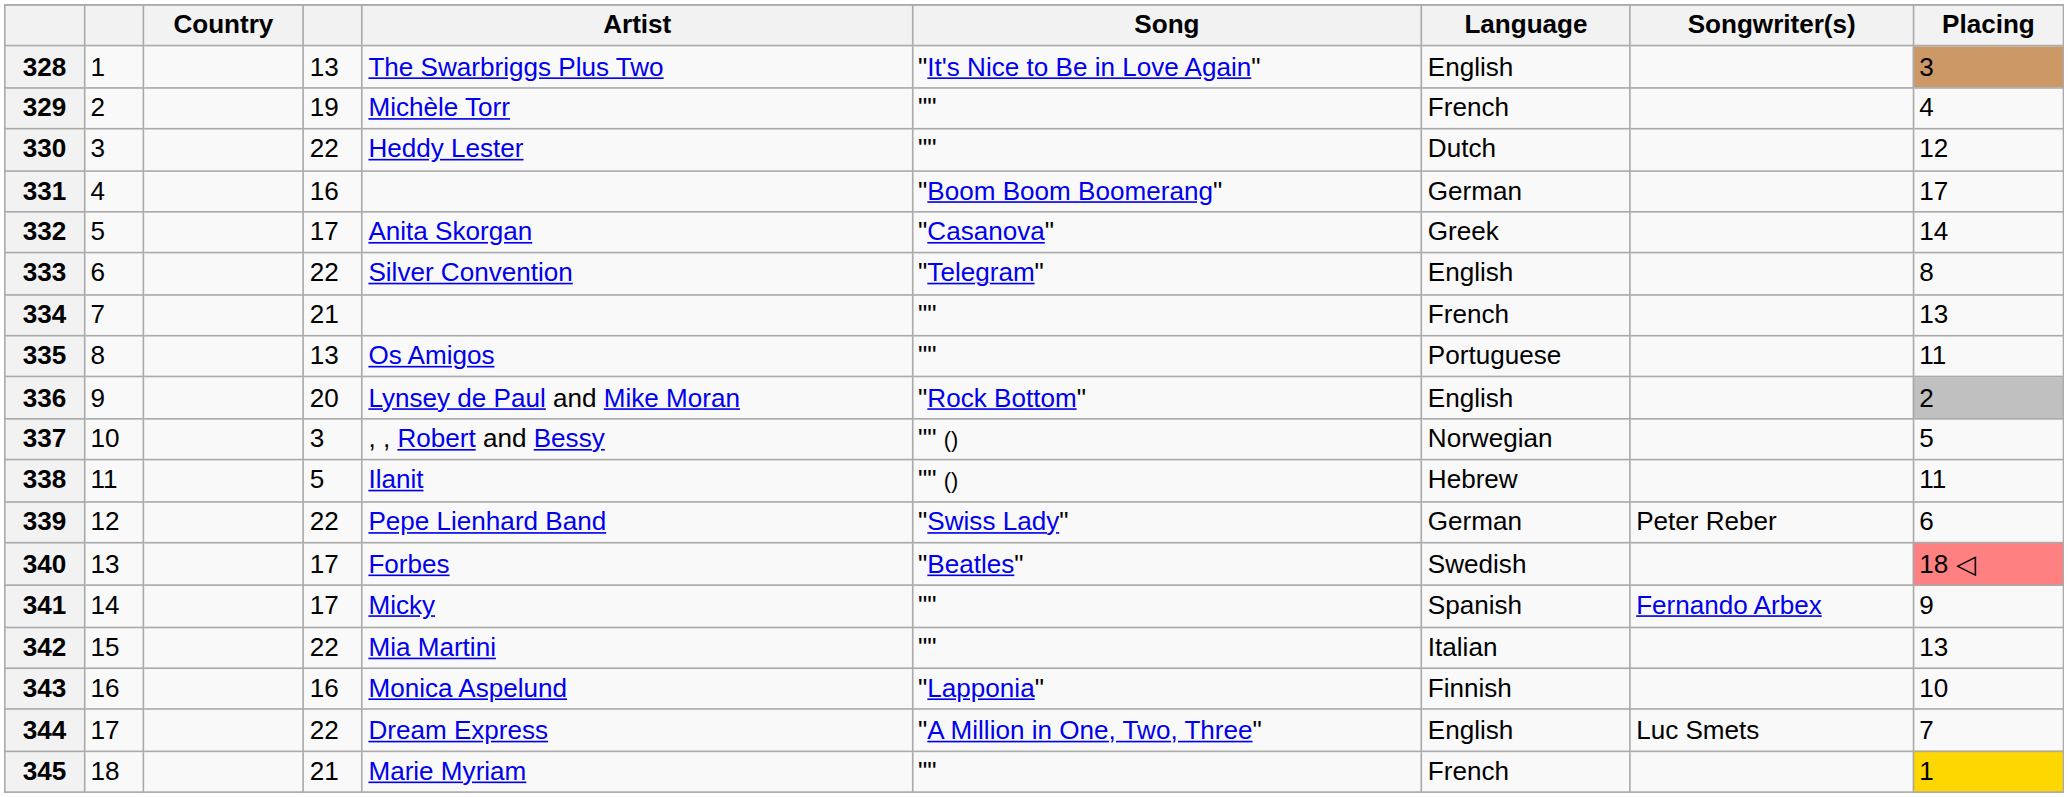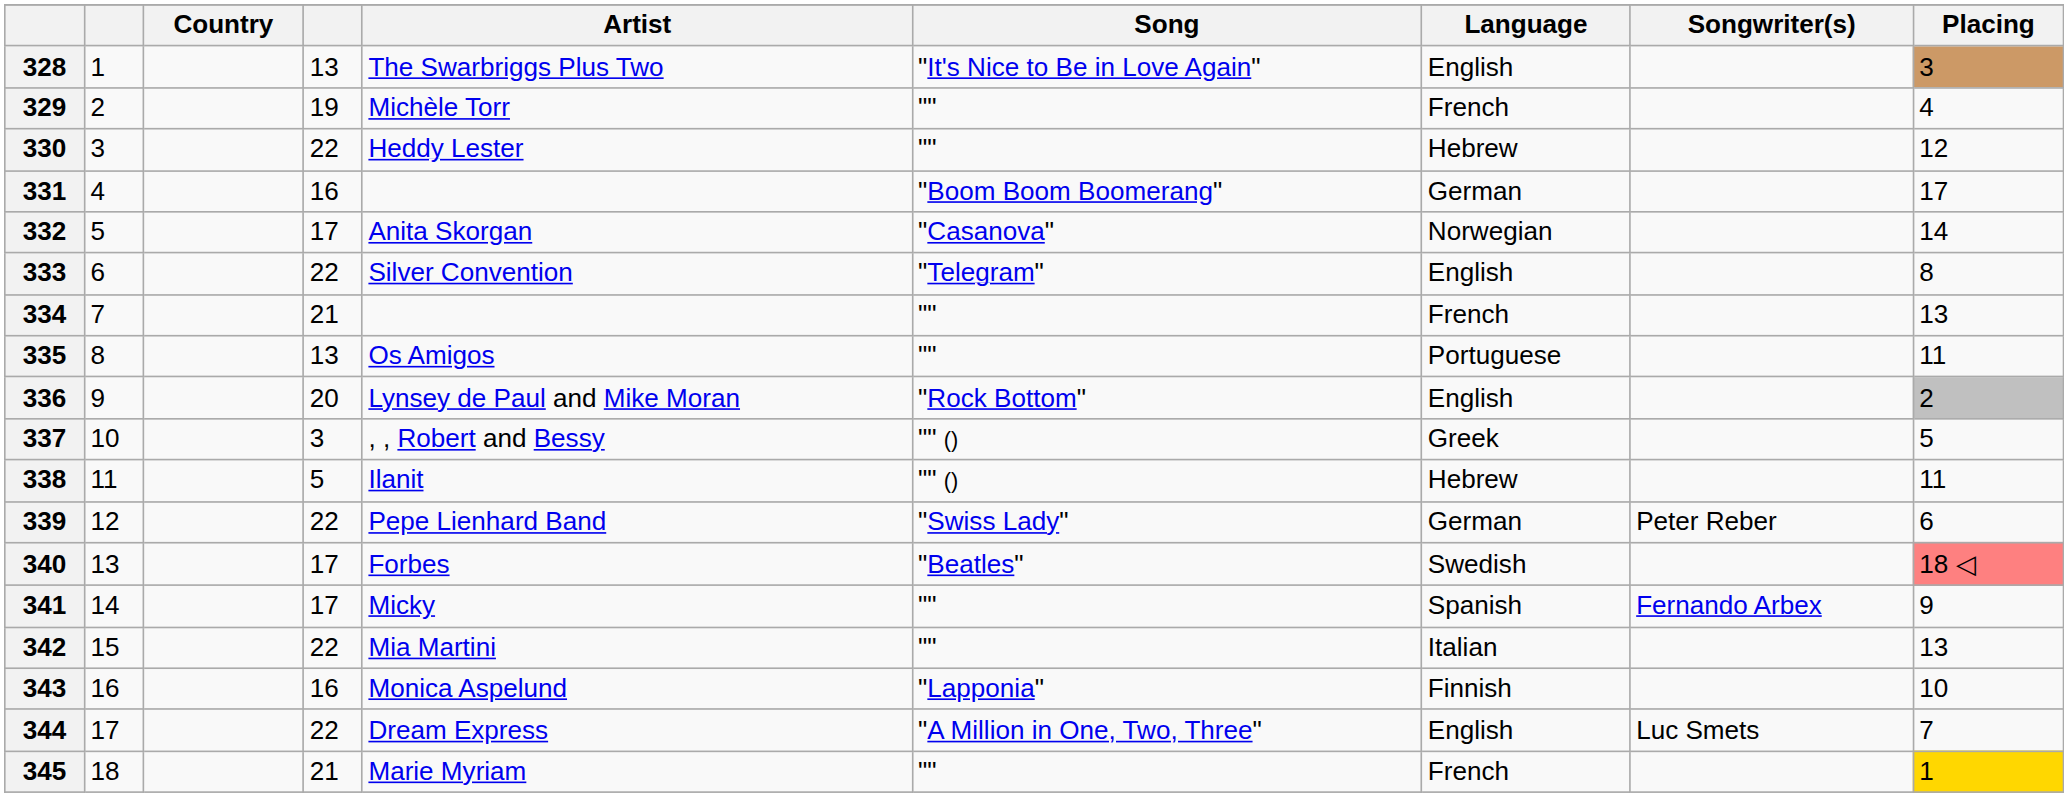(1462, 149) Dutch -> (1473, 149) Hebrew
(1463, 231) Greek -> (1490, 231) Norwegian
(1490, 438) Norwegian -> (1463, 438) Greek
